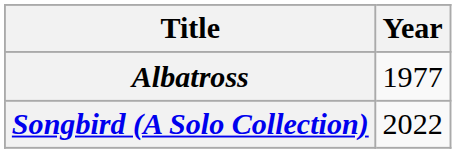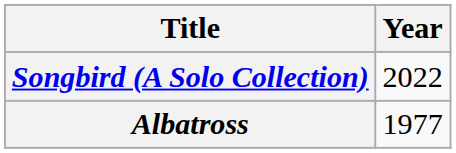rows swapped: (190, 76) <-> (190, 123)
